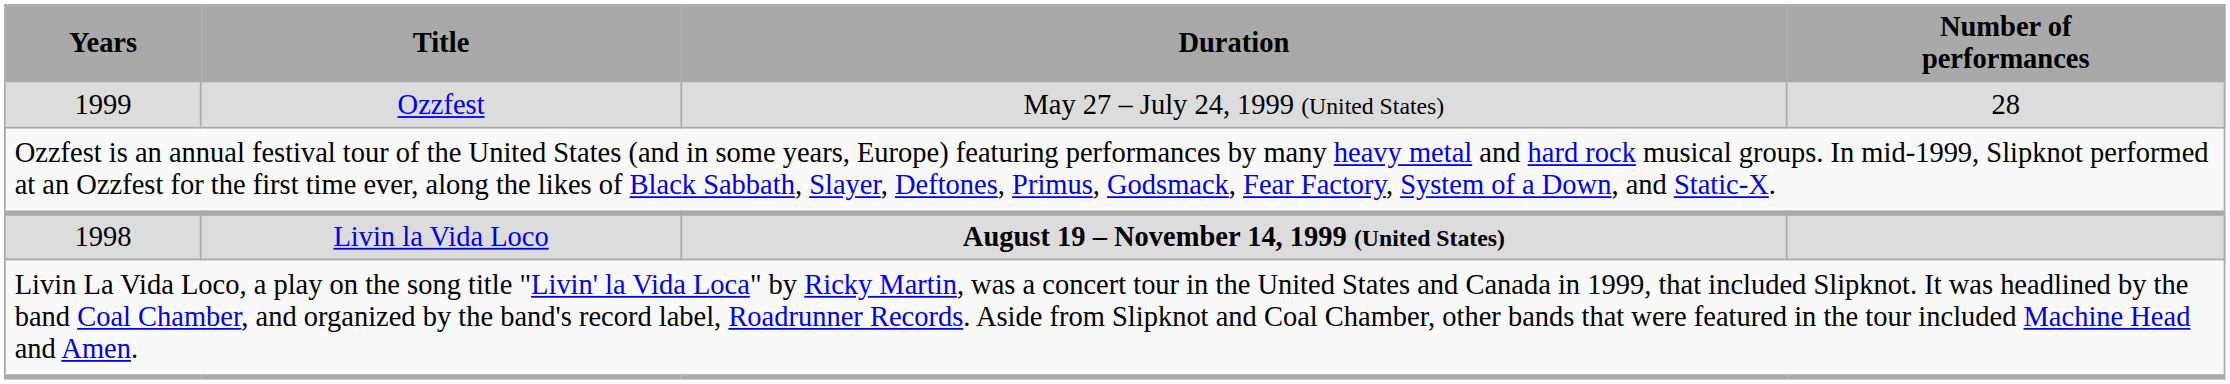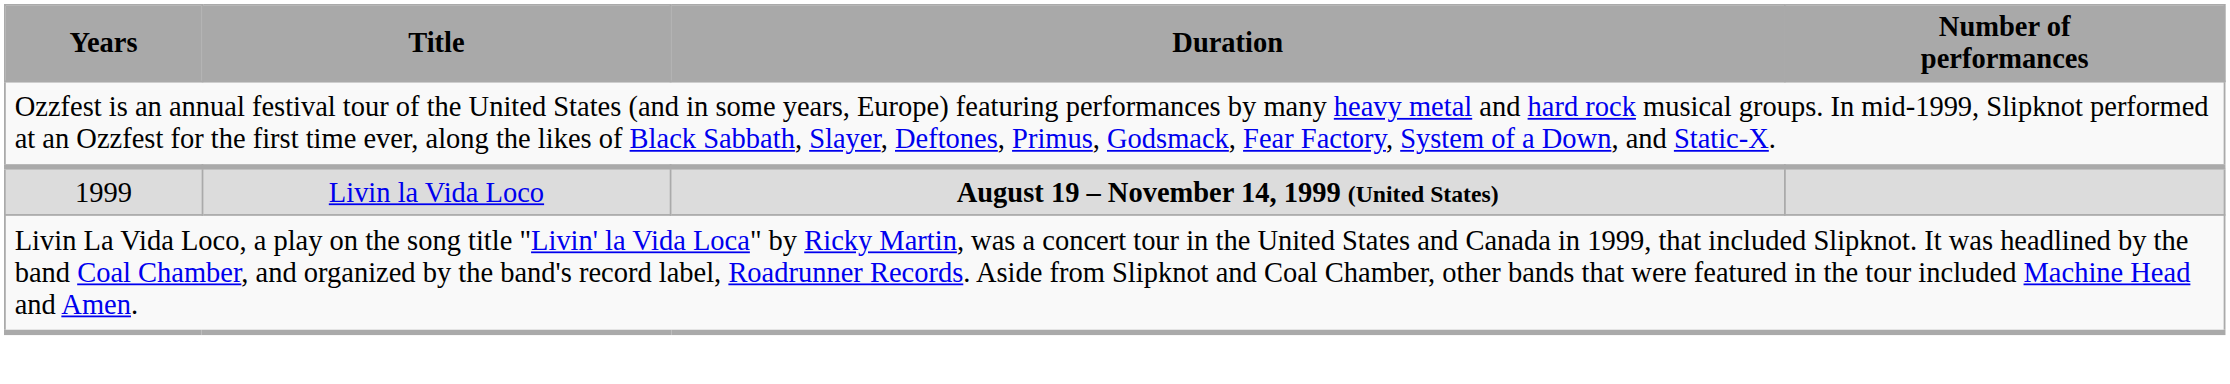- row: (441, 104)
(103, 236) 1998 -> (104, 191) 1999
